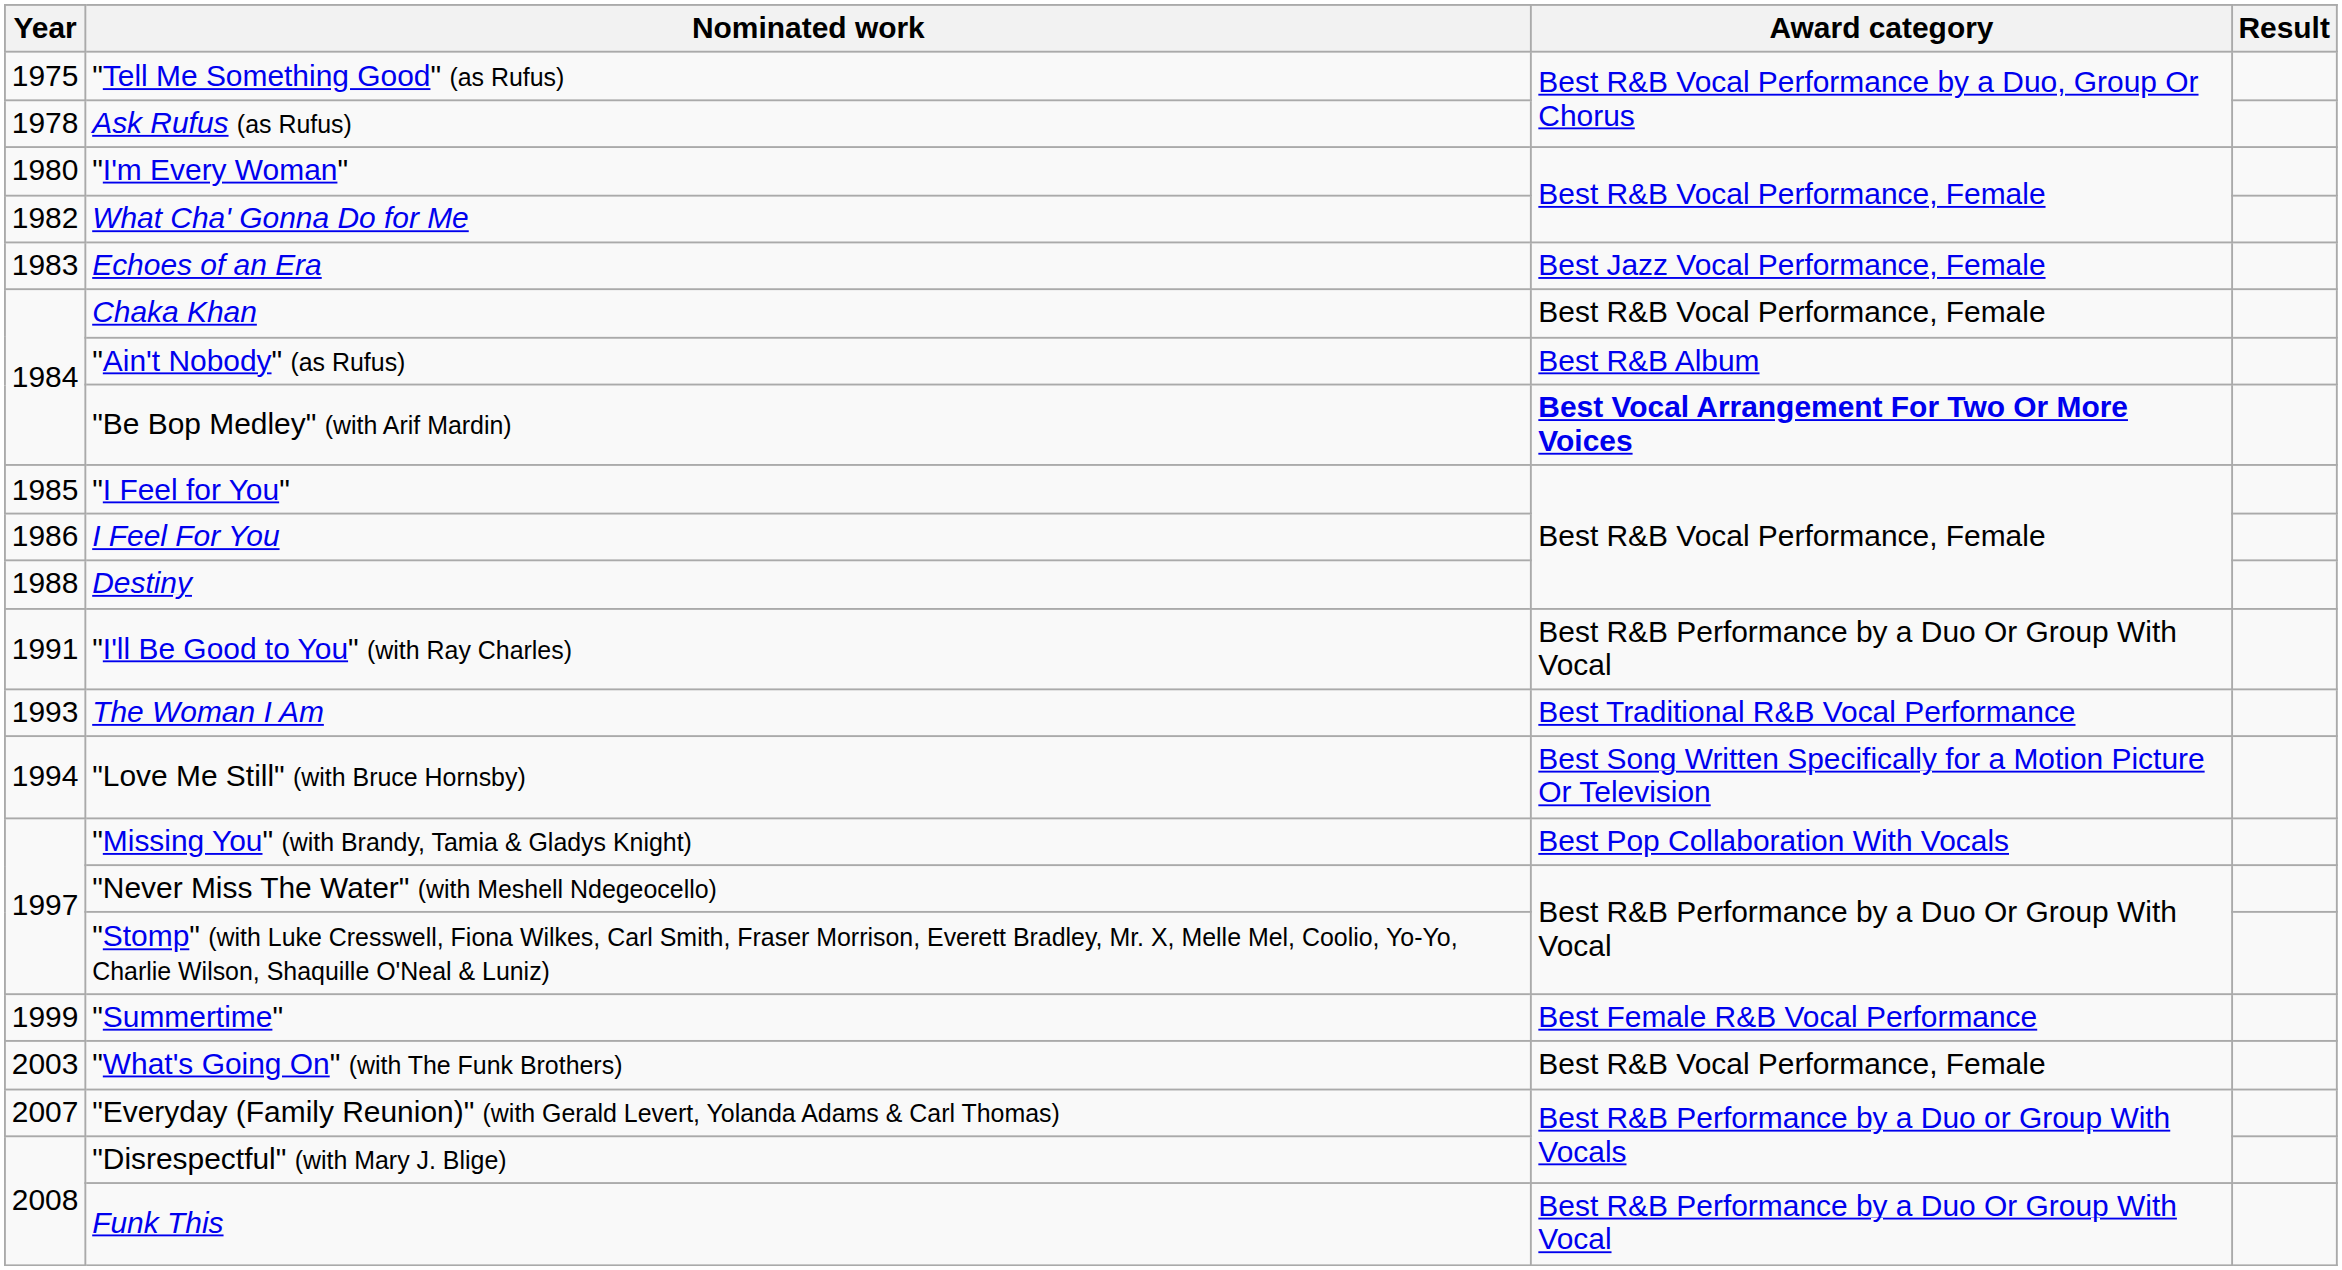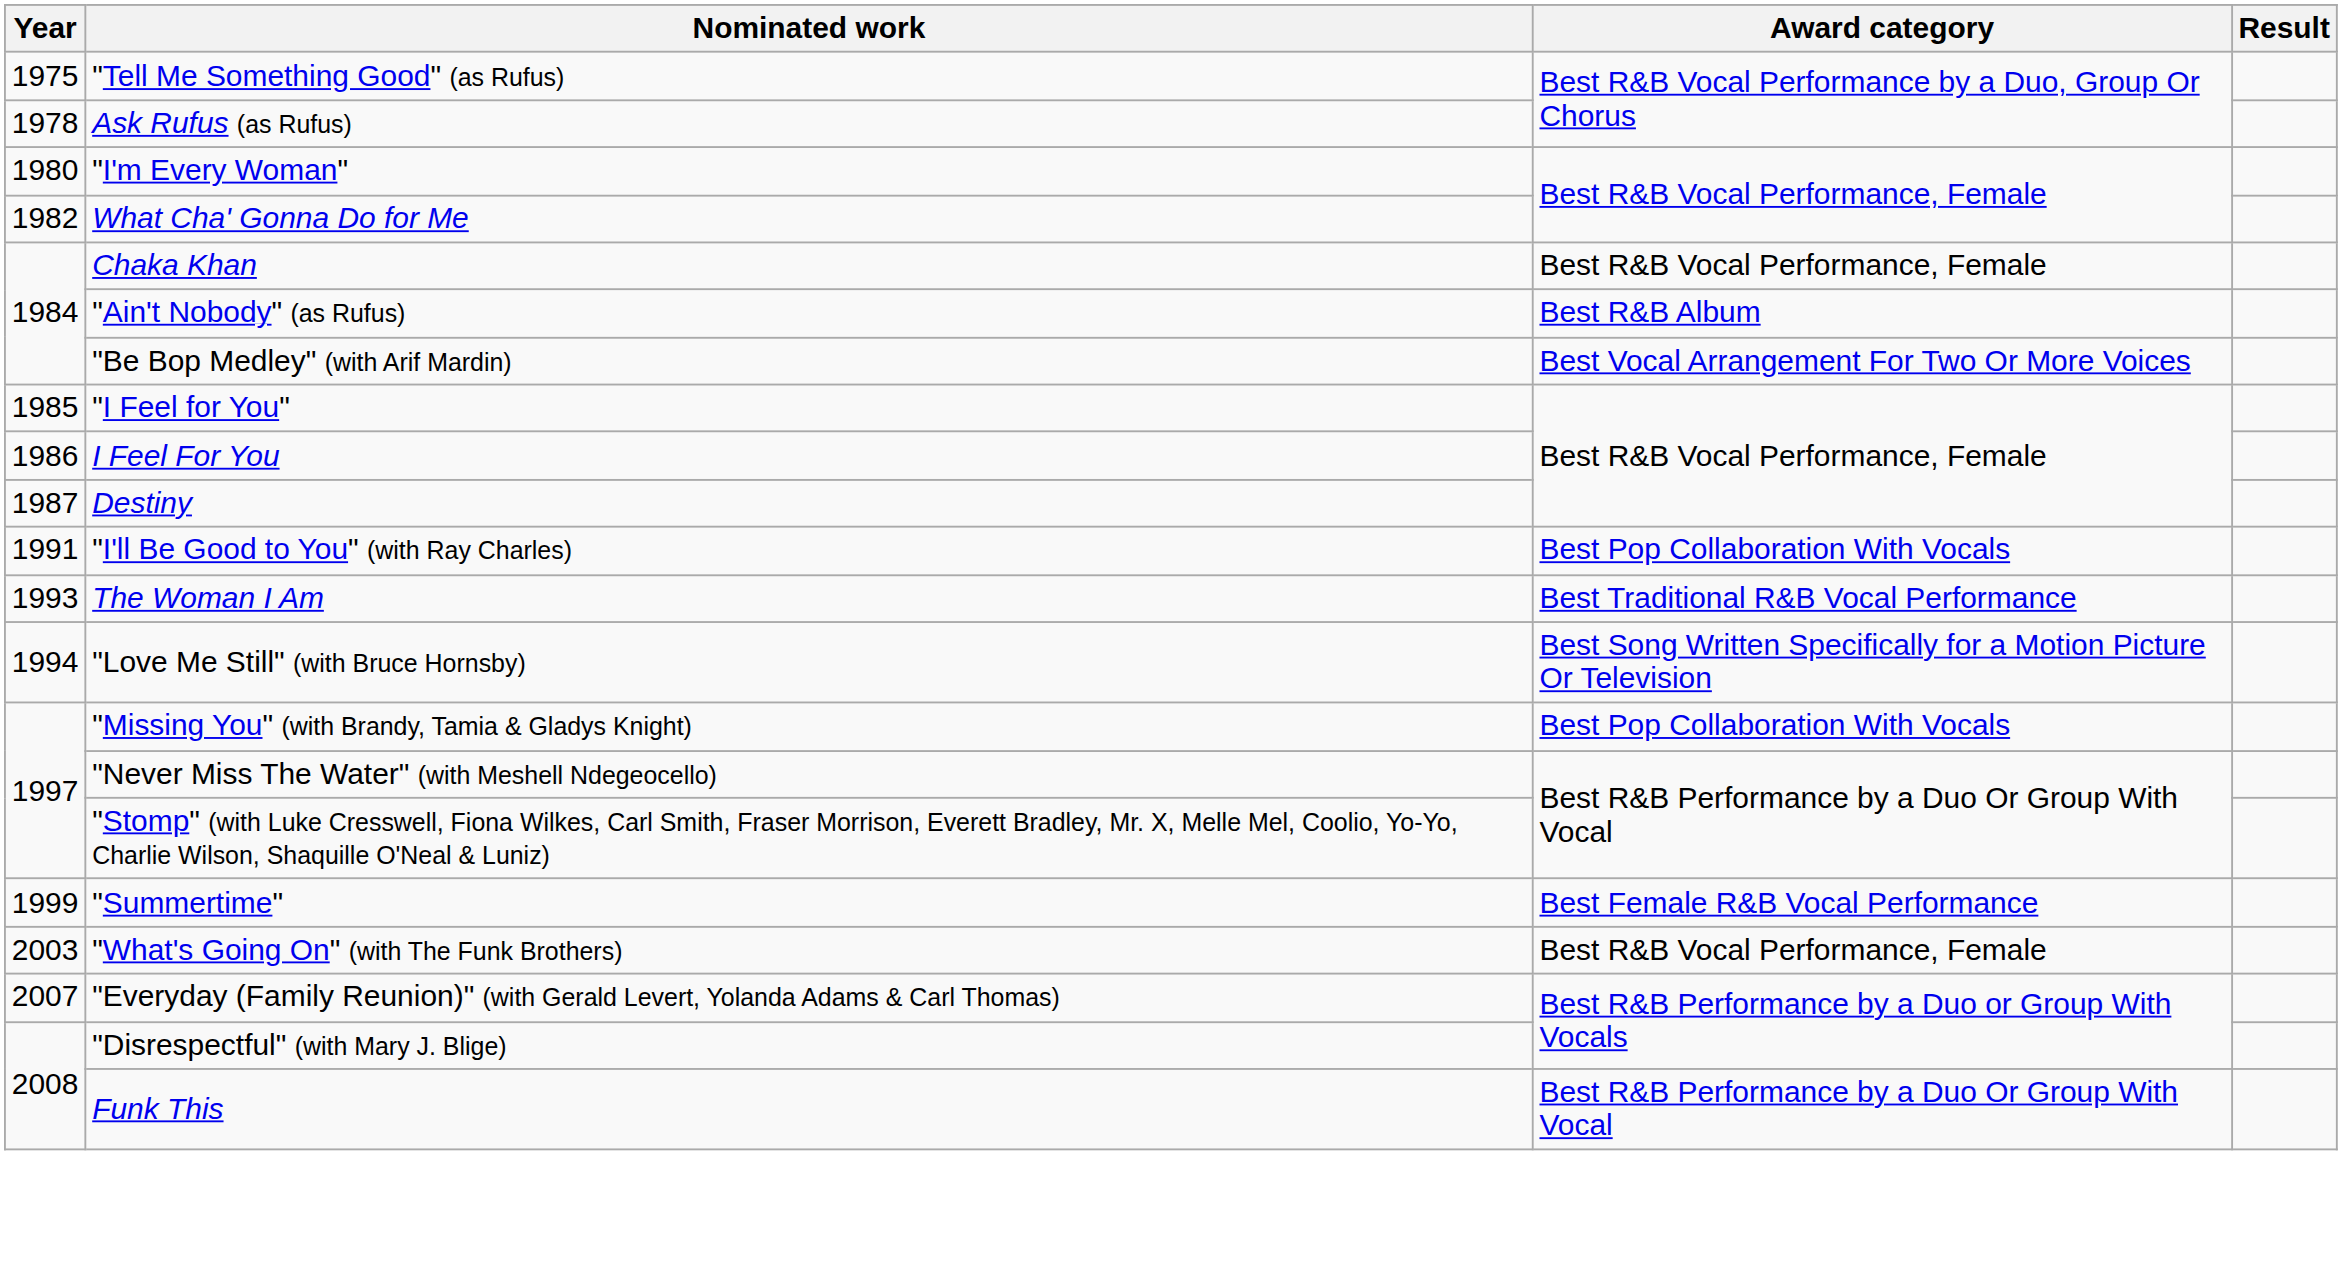- row: (207, 265)
(1833, 424) bold -> (1865, 360) normal
(45, 583) 1988 -> (45, 502) 1987
(1858, 648) Best R&B Performance by a Duo Or Group With Vocal -> (1775, 550) Best Pop Collaboration With Vocals
